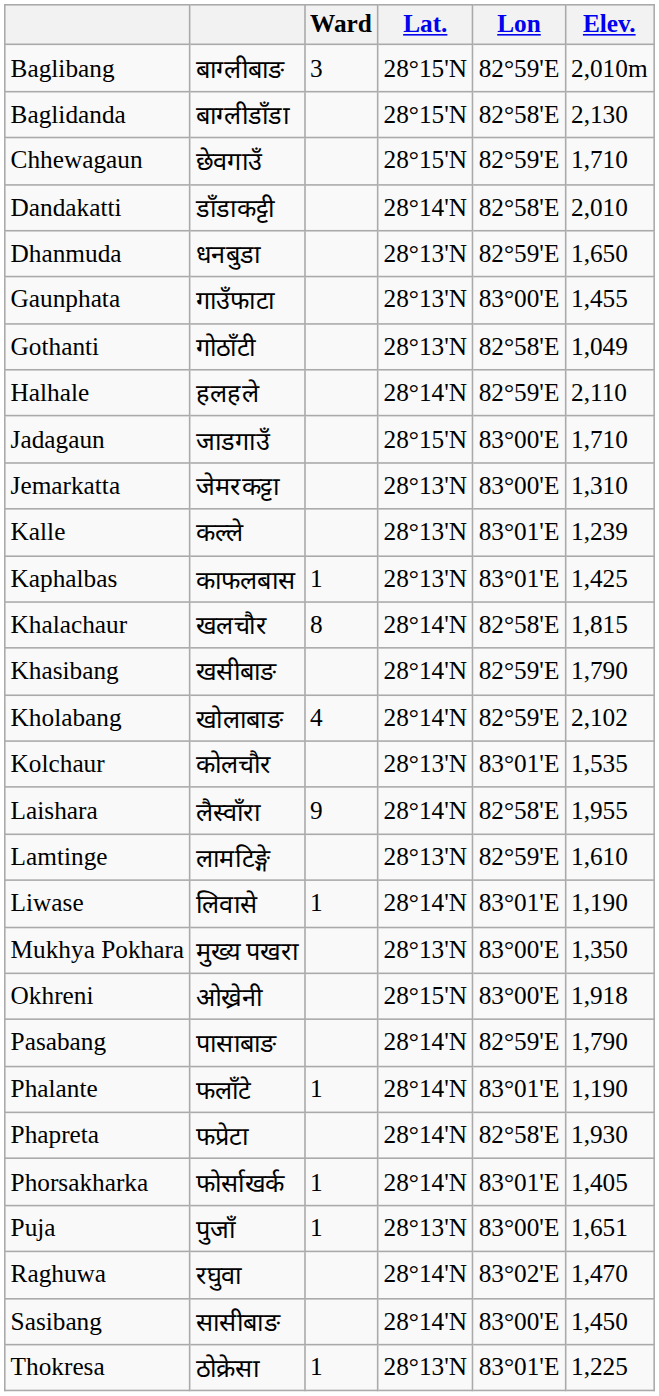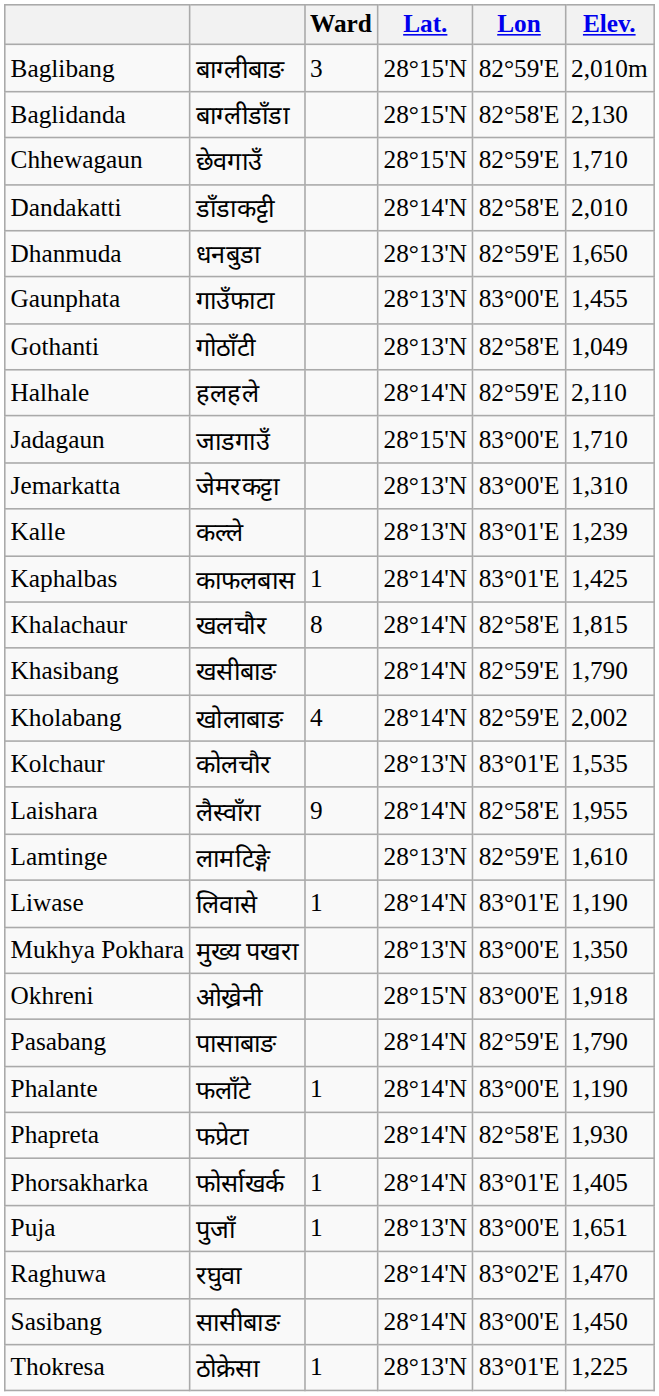(425, 578) 28°13'N -> (425, 578) 28°14'N
(599, 717) 2,102 -> (599, 717) 2,002
(519, 1088) 83°01'E -> (519, 1088) 83°00'E
